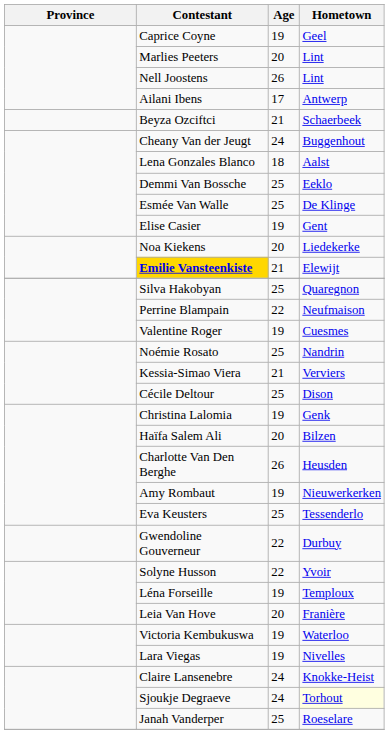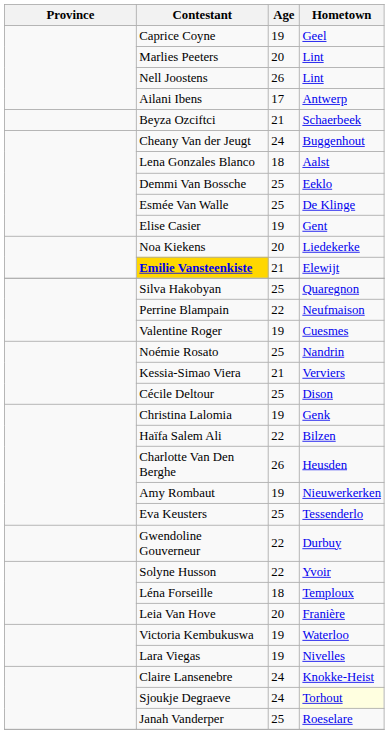(278, 436) 20 -> (278, 436) 22
(278, 592) 19 -> (278, 592) 18
